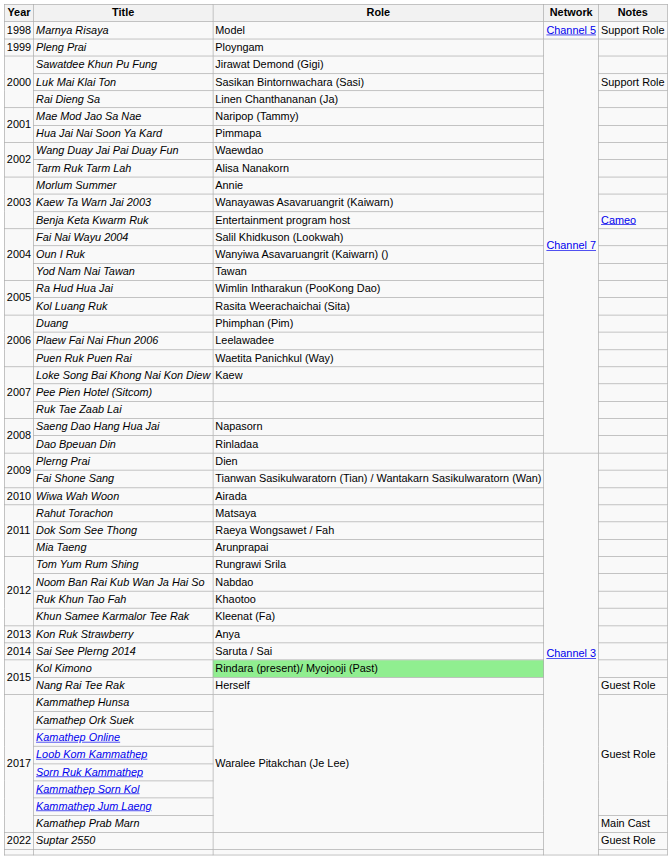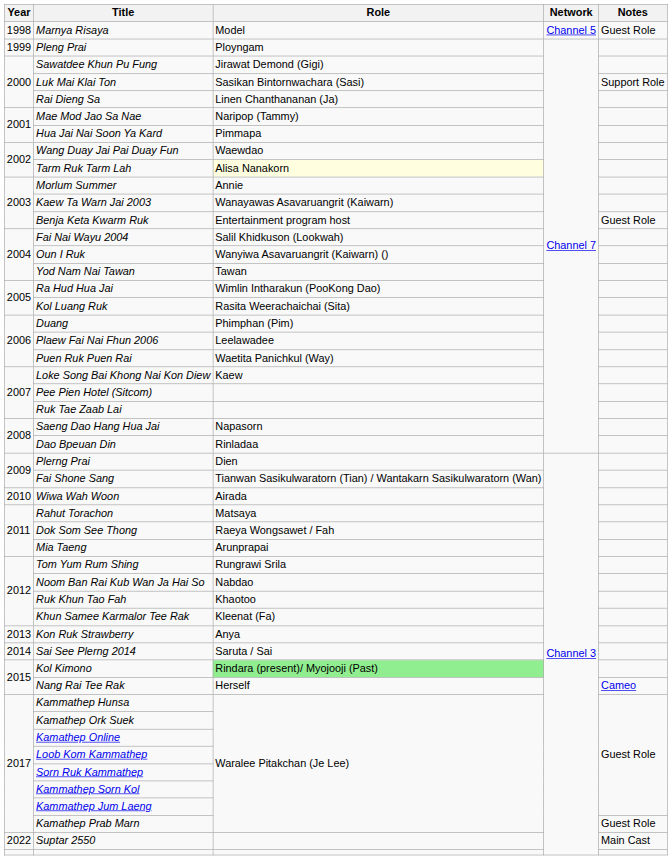(633, 30) Support Role -> (628, 30) Guest Role
(252, 168) no background -> (252, 168) lightyellow background
(619, 220) Cameo -> (628, 220) Guest Role
(628, 686) Guest Role -> (619, 686) Cameo
(626, 824) Main Cast -> (628, 824) Guest Role
(628, 841) Guest Role -> (626, 841) Main Cast
